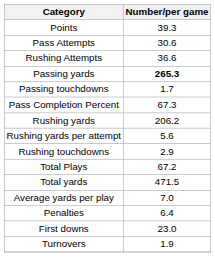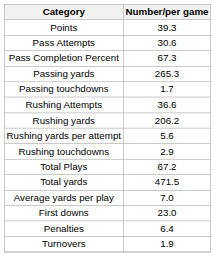rows swapped: (64, 105) <-> (64, 58)
(167, 74) bold -> (167, 74) normal
rows swapped: (64, 228) <-> (64, 213)
